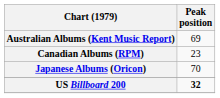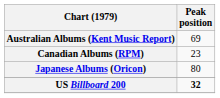(196, 69) 70 -> (196, 69) 80
